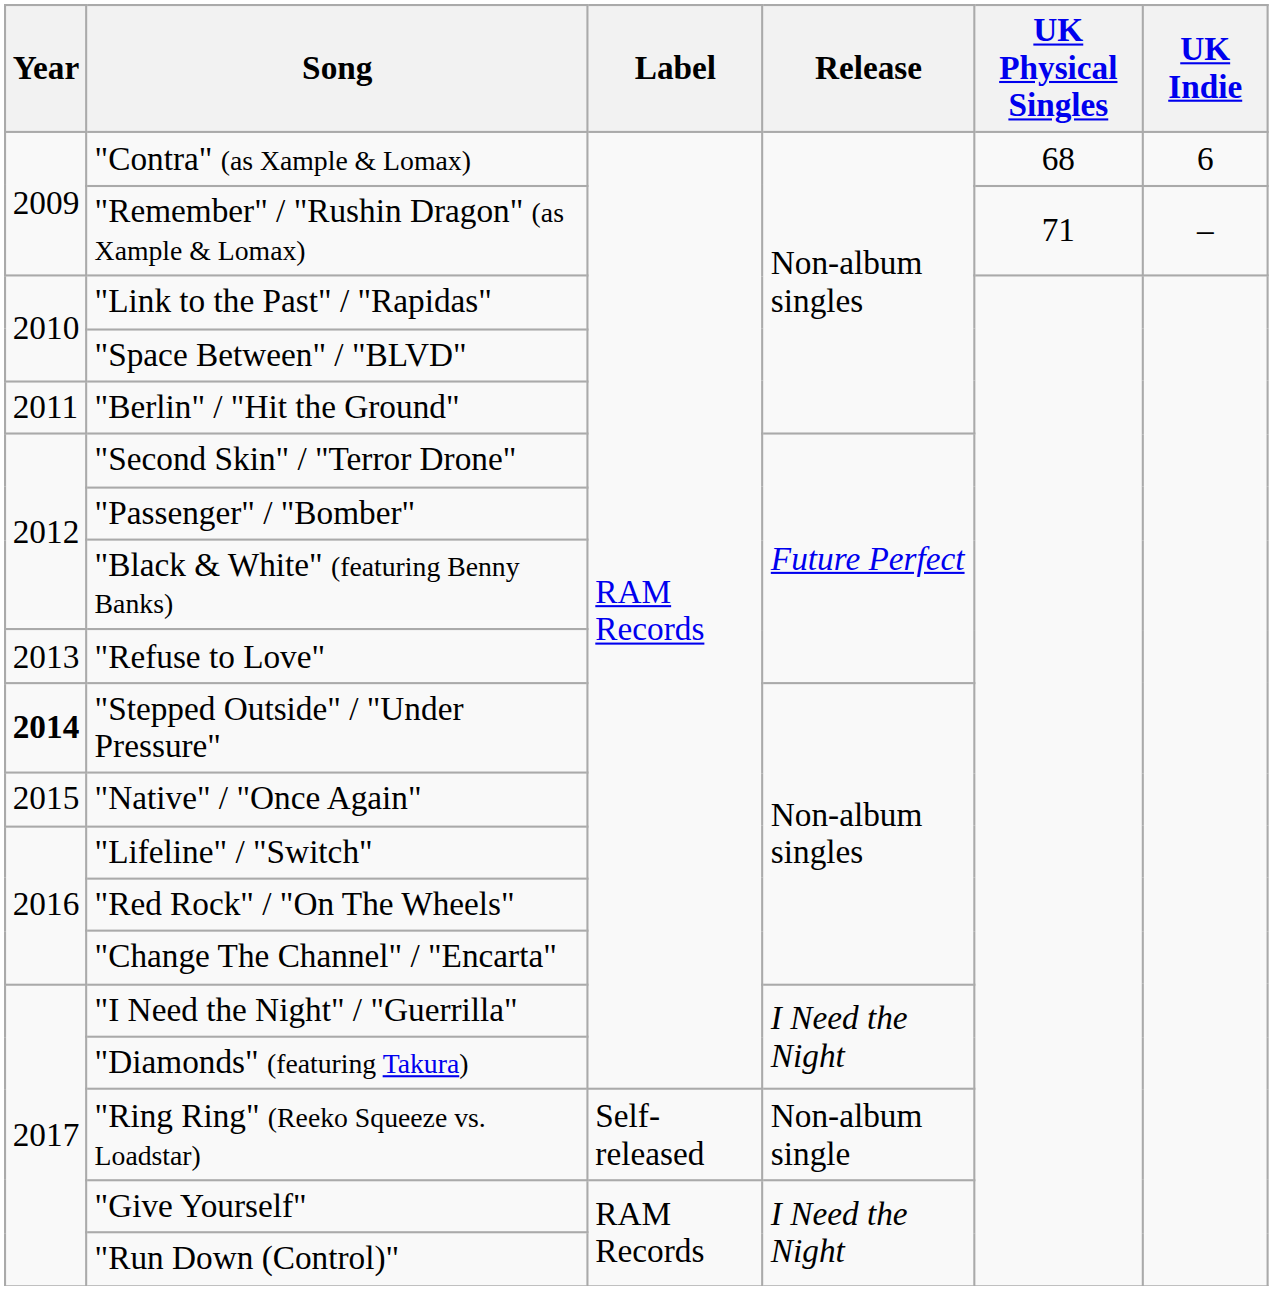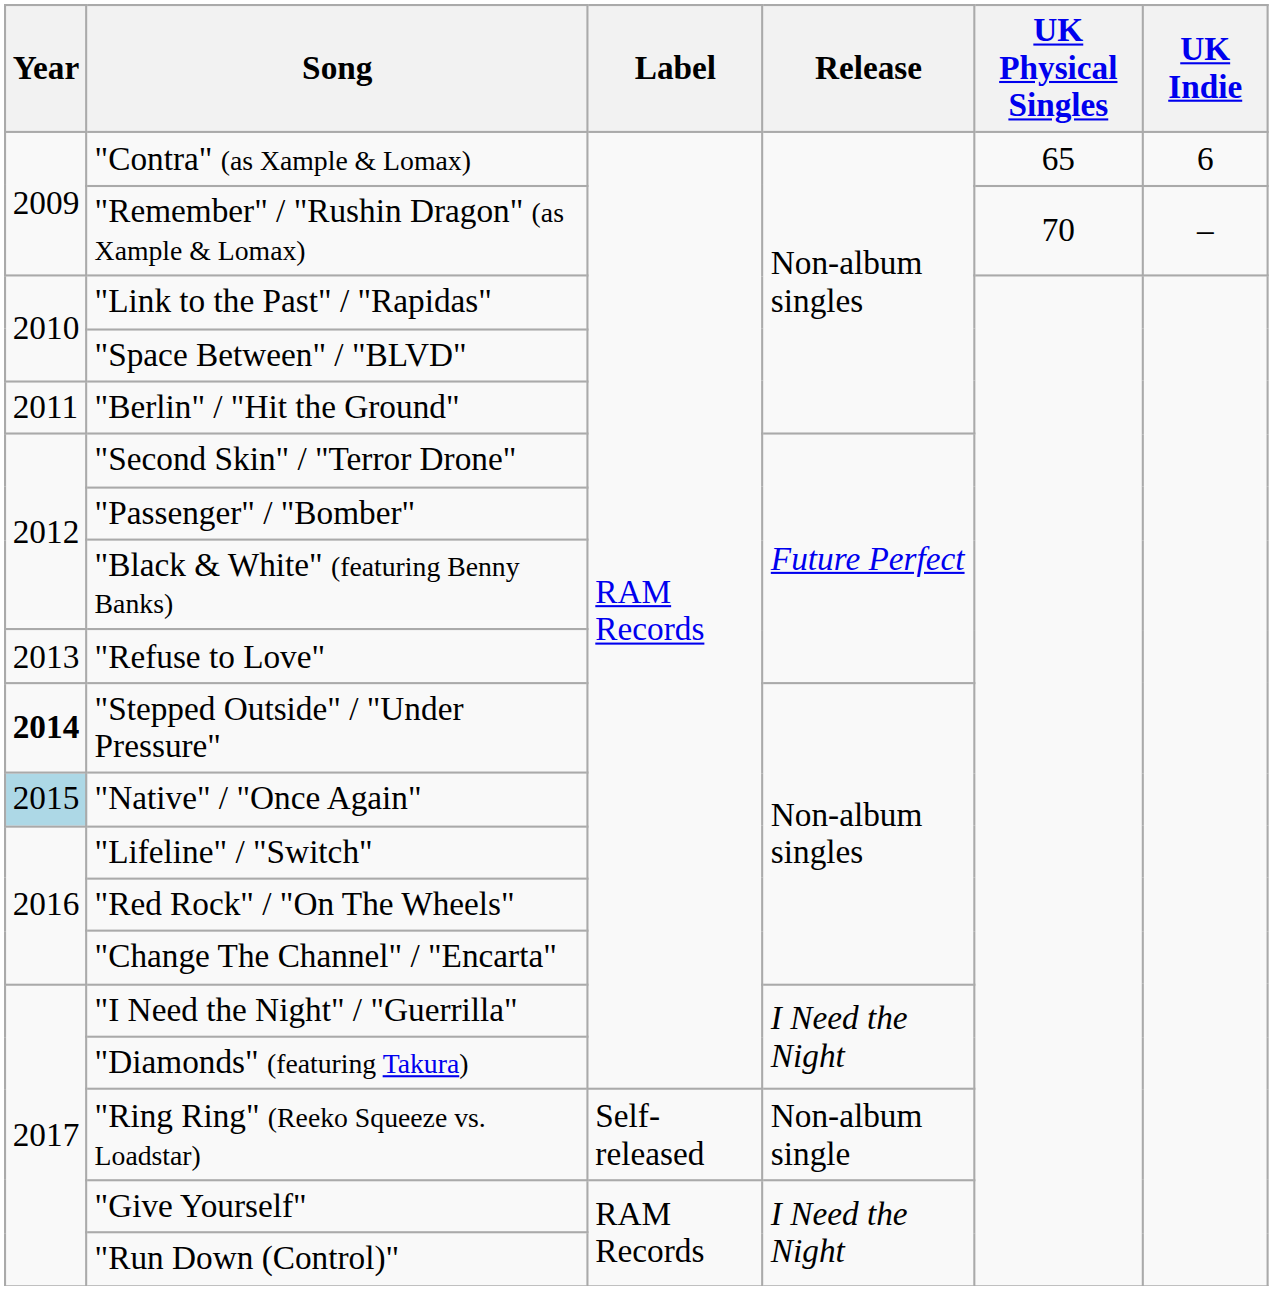(1058, 158) 68 -> (1058, 158) 65
(1058, 230) 71 -> (1058, 230) 70
(46, 798) no background -> (46, 798) lightblue background
